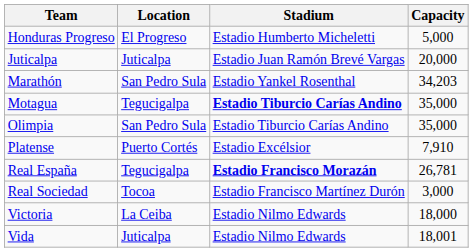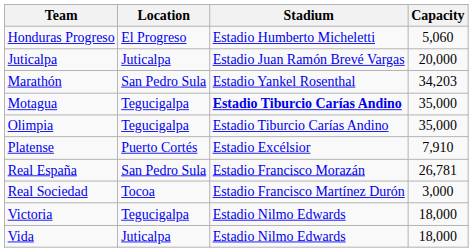(438, 37) 5,000 -> (438, 37) 5,060
(164, 125) San Pedro Sula -> (155, 125) Tegucigalpa
(155, 170) Tegucigalpa -> (164, 170) San Pedro Sula
(295, 170) bold -> (289, 170) normal
(146, 214) La Ceiba -> (155, 214) Tegucigalpa
(438, 236) 18,001 -> (438, 236) 18,000
